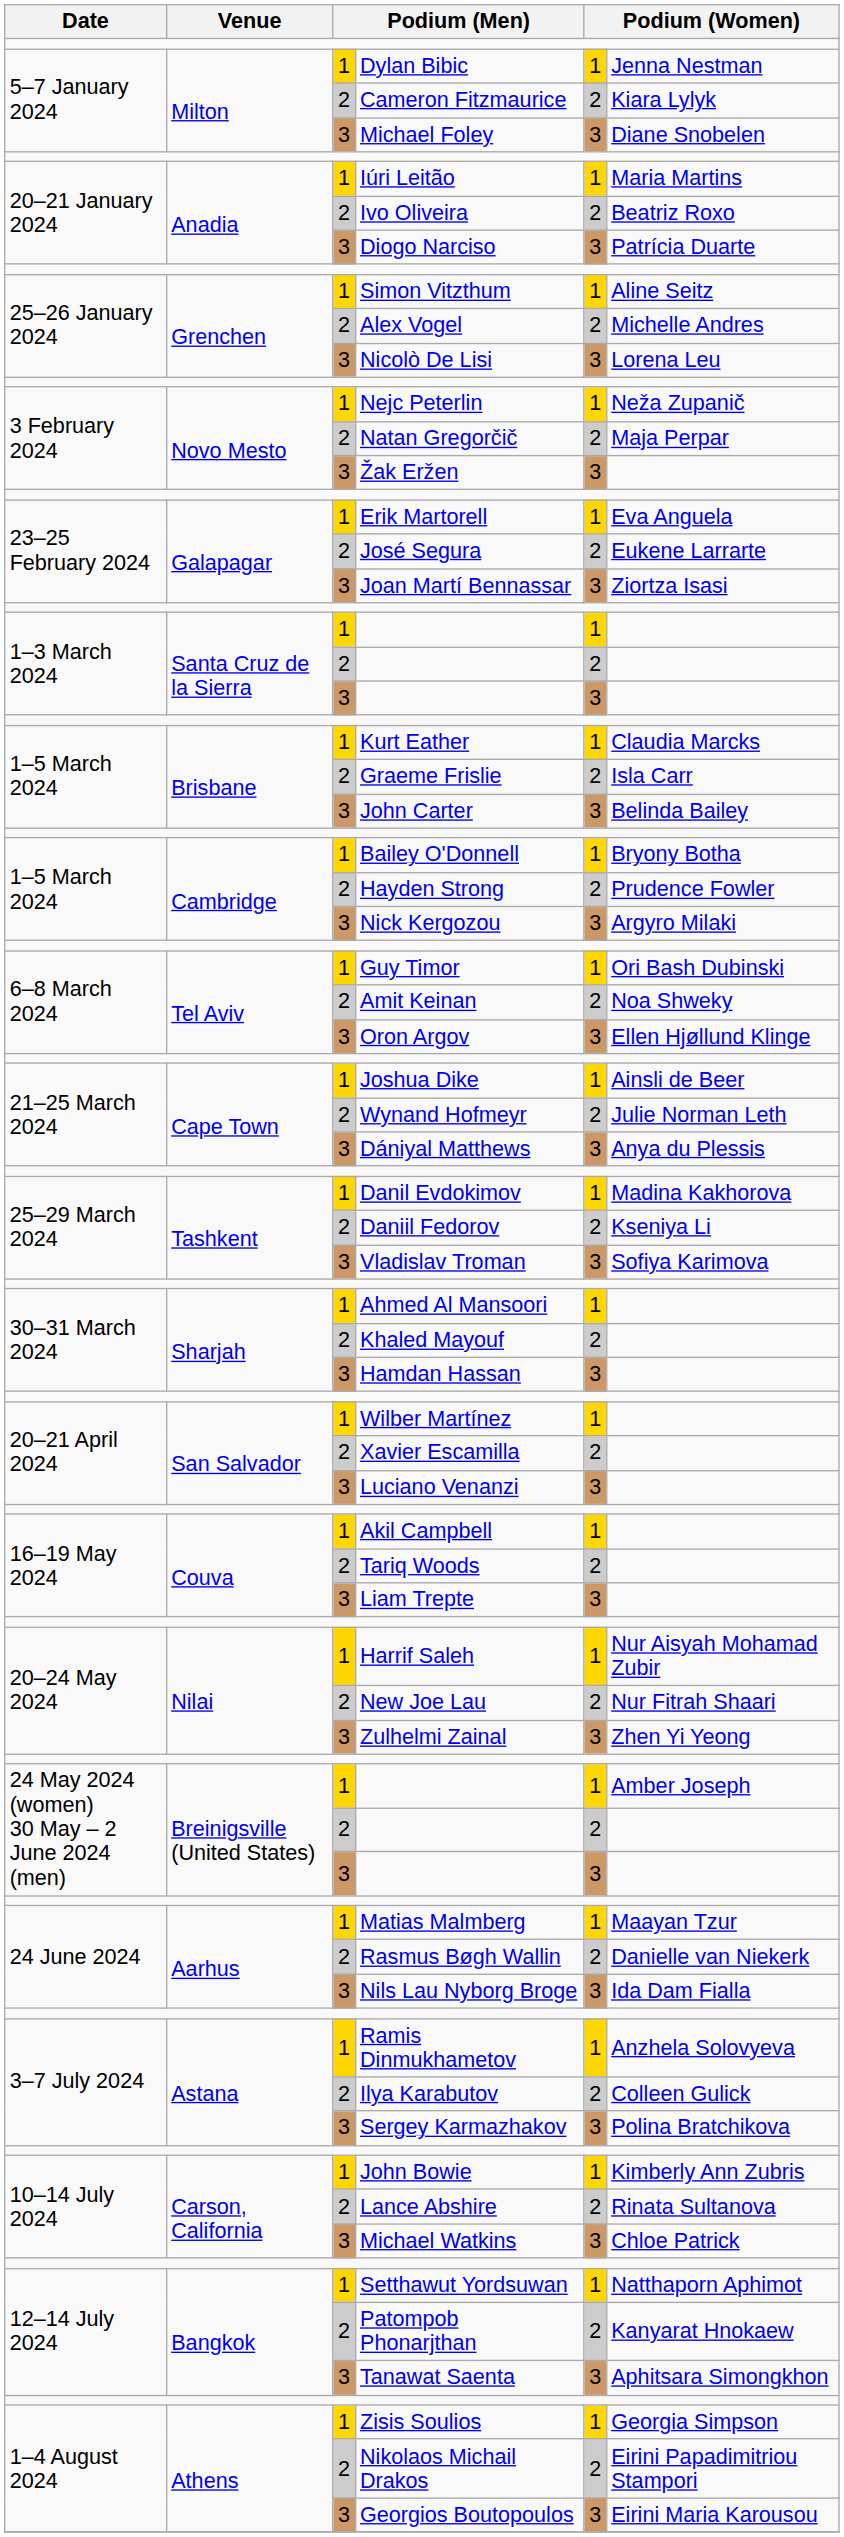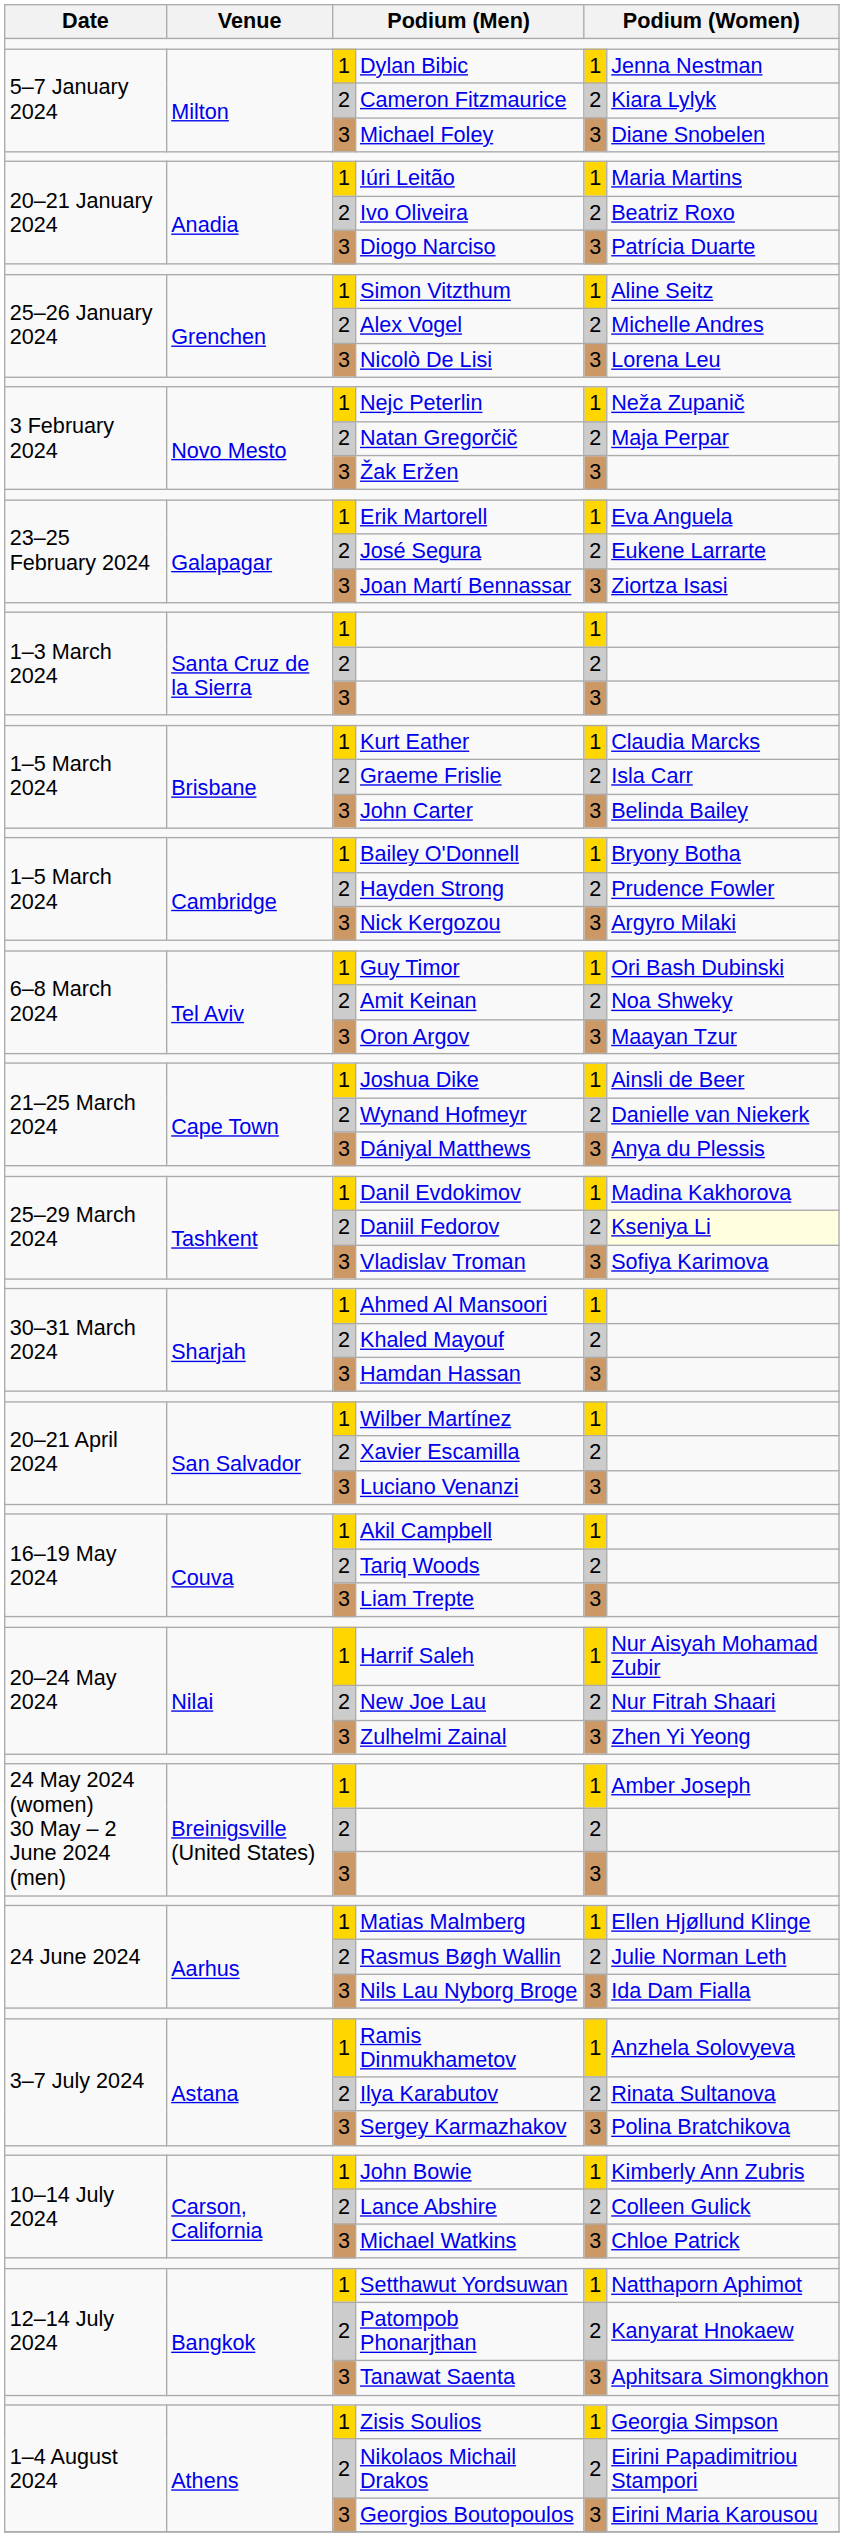(711, 1036) Ellen Hjøllund Klinge -> (674, 1036) Maayan Tzur
(699, 1114) Julie Norman Leth -> (710, 1114) Danielle van Niekerk
(661, 1227) no background -> (661, 1227) lightyellow background
(674, 1922) Maayan Tzur -> (711, 1922) Ellen Hjøllund Klinge
(710, 1956) Danielle van Niekerk -> (699, 1956) Julie Norman Leth
(681, 2093) Colleen Gulick -> (693, 2093) Rinata Sultanova
(693, 2206) Rinata Sultanova -> (681, 2206) Colleen Gulick
